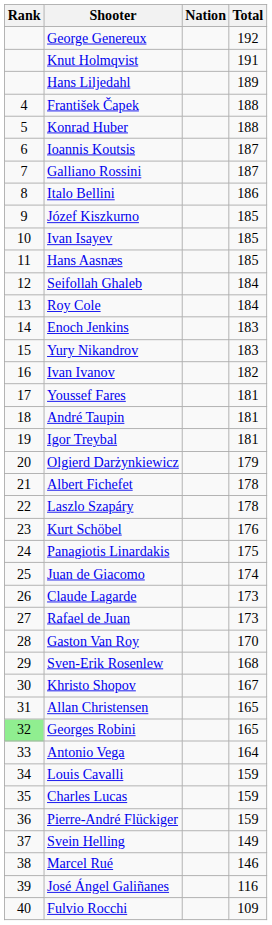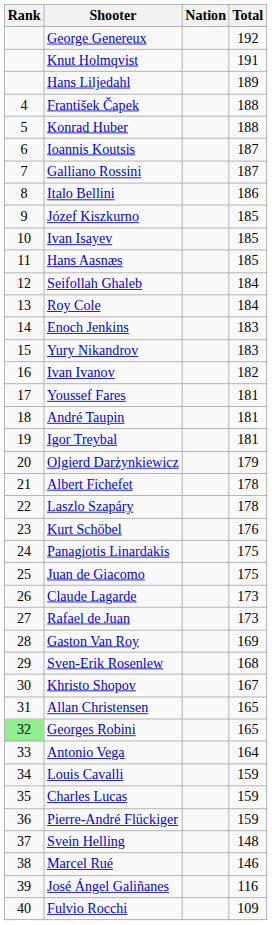(248, 573) 174 -> (248, 573) 175
(248, 640) 170 -> (248, 640) 169
(248, 841) 149 -> (248, 841) 148
